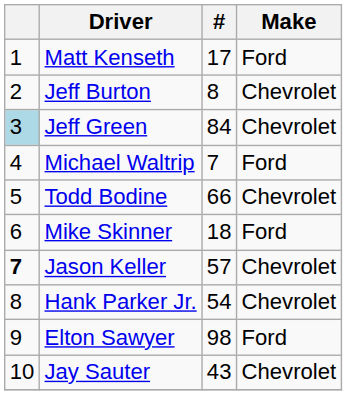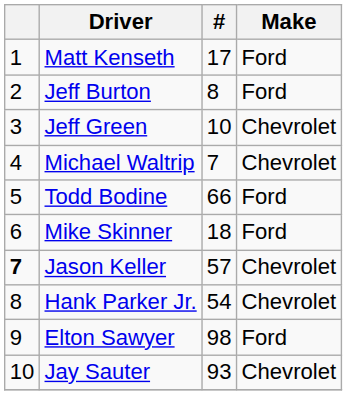(289, 92) Chevrolet -> (264, 92) Ford
(16, 127) lightblue background -> (16, 127) no background
(219, 127) 84 -> (219, 127) 10
(264, 162) Ford -> (289, 162) Chevrolet
(289, 197) Chevrolet -> (264, 197) Ford
(219, 372) 43 -> (219, 372) 93
